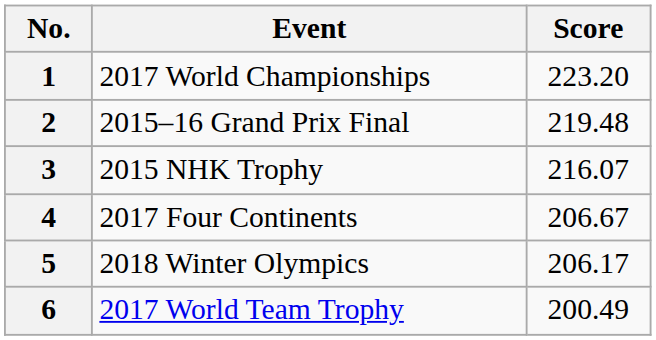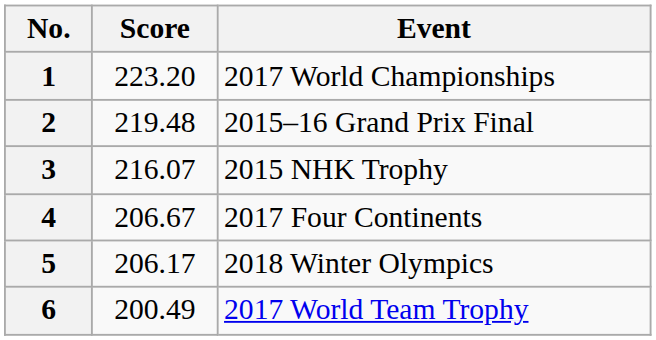columns swapped: (588, 28) <-> (309, 28)
